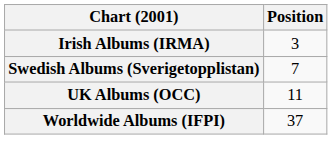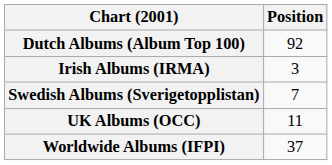+ row: (134, 43)
